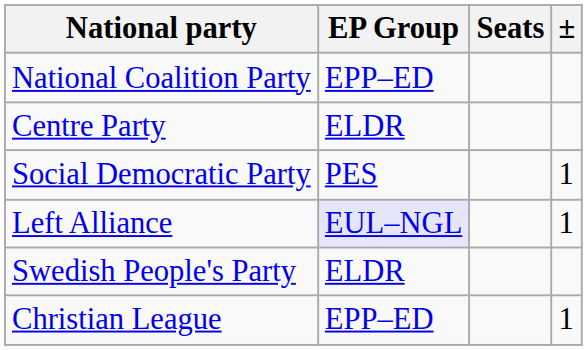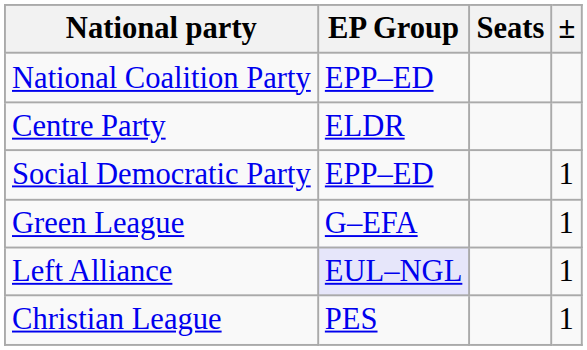(351, 174) PES -> (379, 174) EPP–ED
+ row: (98, 222)
- row: (154, 271)
(379, 319) EPP–ED -> (351, 319) PES
